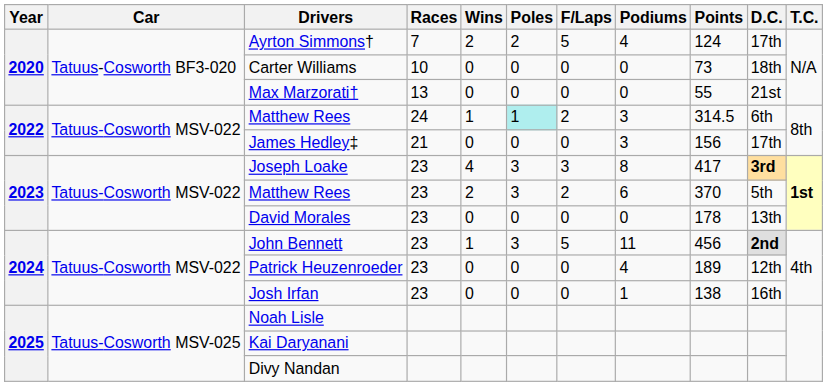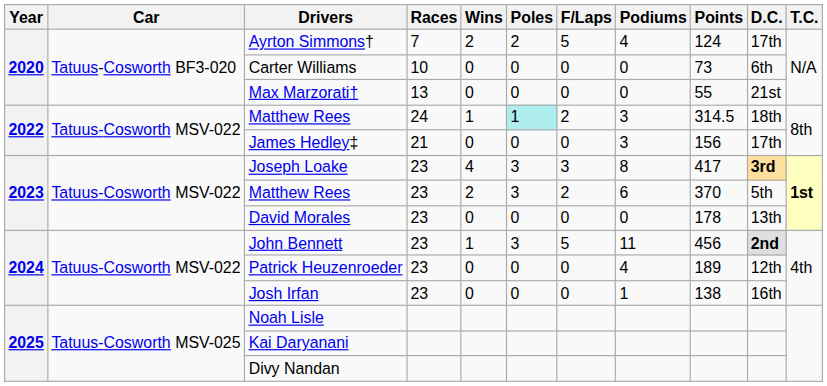(766, 67) 18th -> (762, 67) 6th
(762, 117) 6th -> (766, 117) 18th
